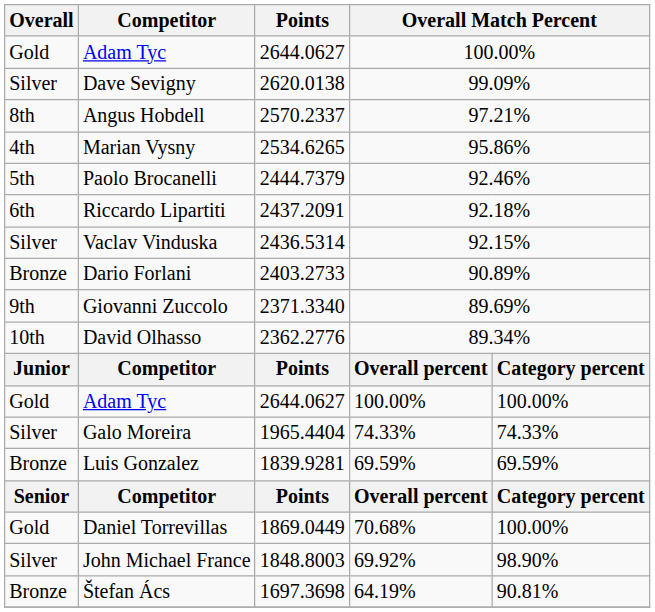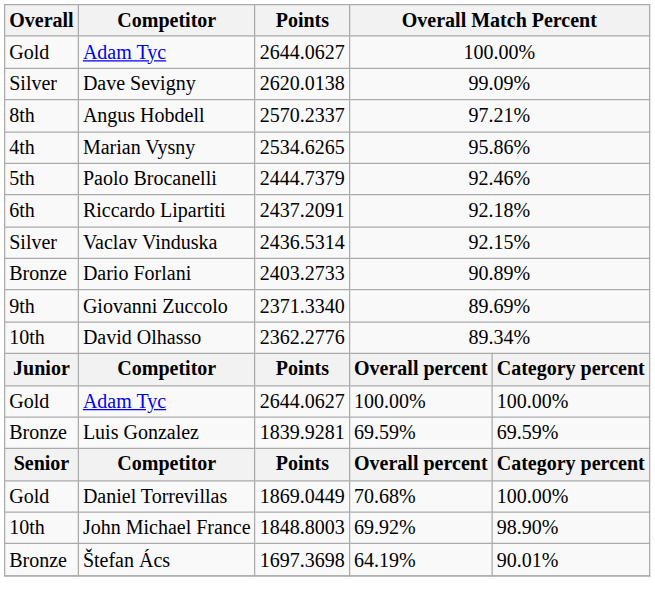- row: (137, 432)
(33, 559) Silver -> (27, 527) 10th
(528, 591) 90.81% -> (528, 559) 90.01%
